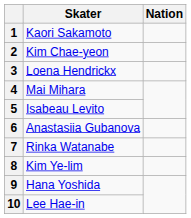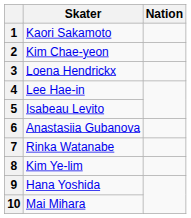(56, 90) Mai Mihara -> (55, 90) Lee Hae-in
(55, 204) Lee Hae-in -> (56, 204) Mai Mihara
